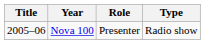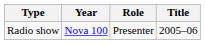columns swapped: (26, 13) <-> (171, 13)
